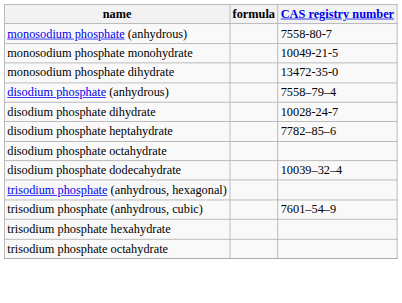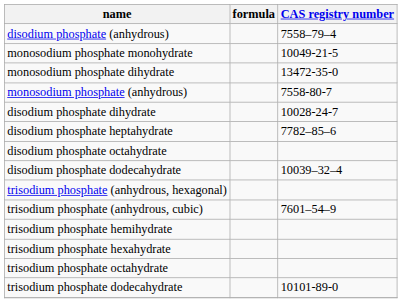rows swapped: (97, 33) <-> (88, 92)
+ row: (90, 229)
+ row: (95, 287)
